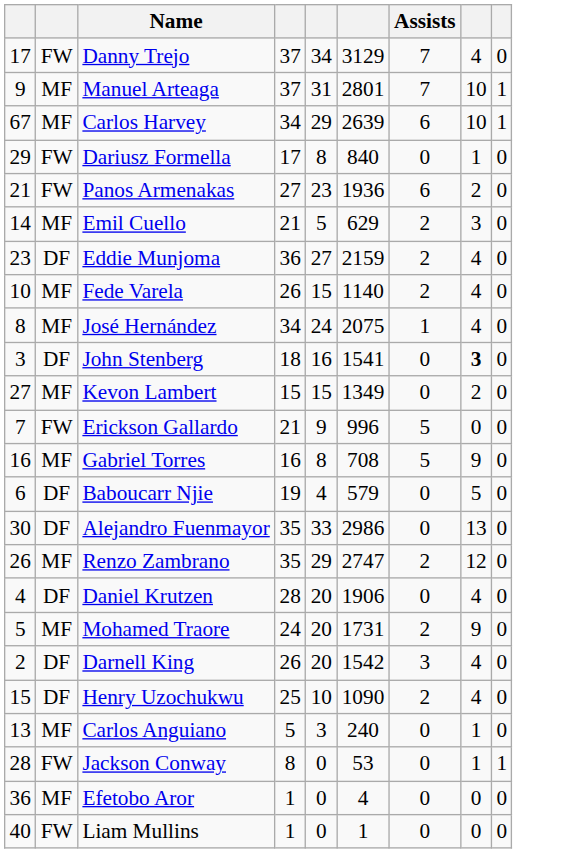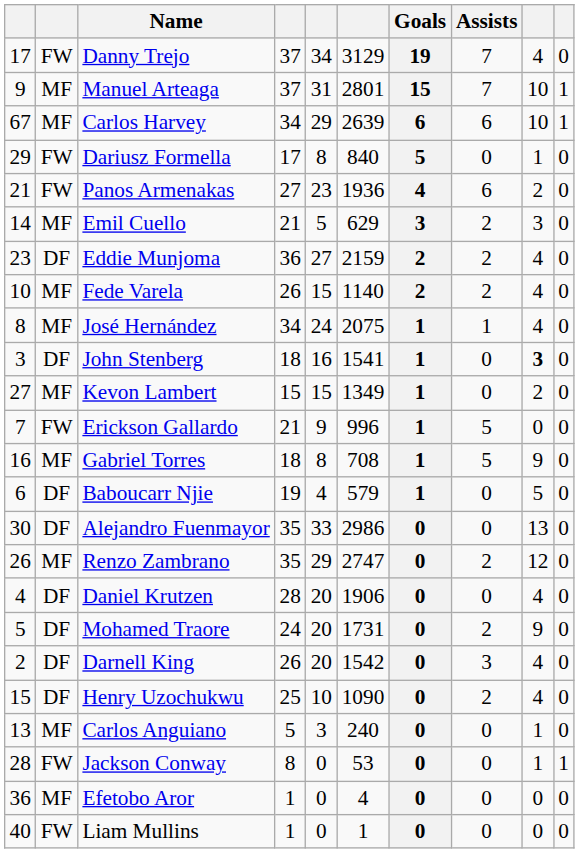+ column: (420, 21)
(290, 460) 16 -> (290, 460) 18
(57, 628) MF -> (57, 628) DF
